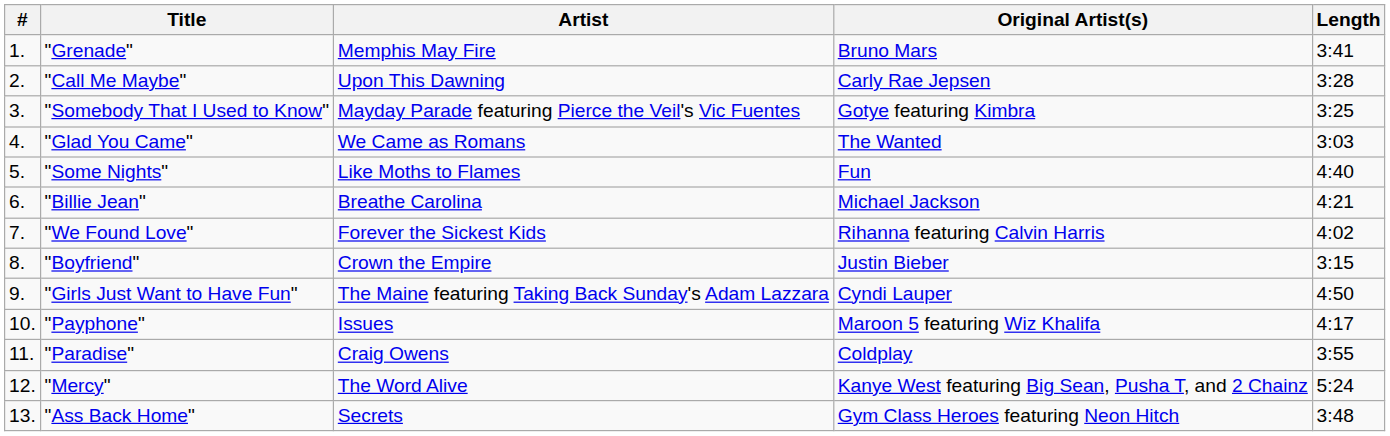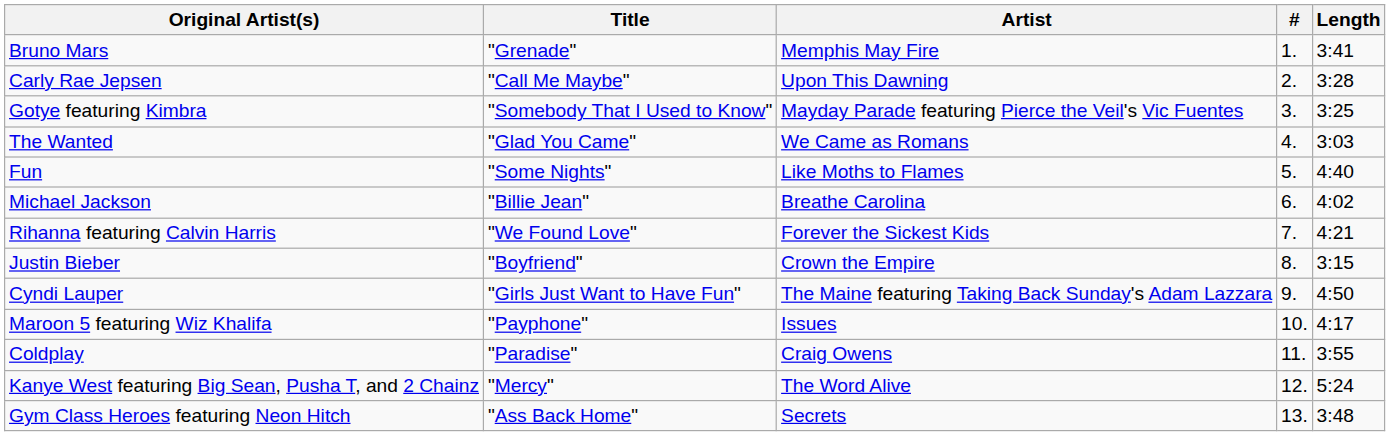columns swapped: (22, 19) <-> (1073, 19)
(1335, 202) 4:21 -> (1335, 202) 4:02
(1335, 232) 4:02 -> (1335, 232) 4:21
